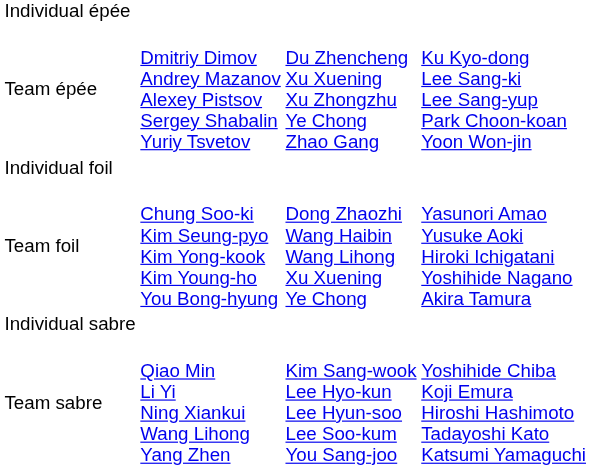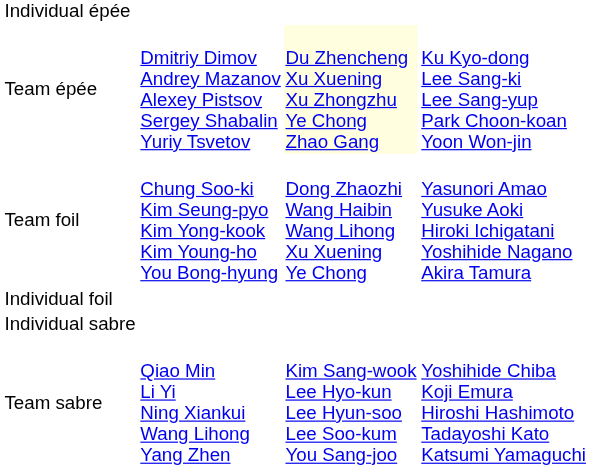(347, 99) no background -> (347, 99) lightyellow background
rows swapped: (59, 167) <-> (42, 246)
